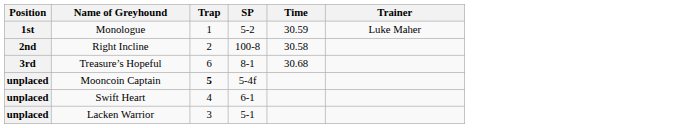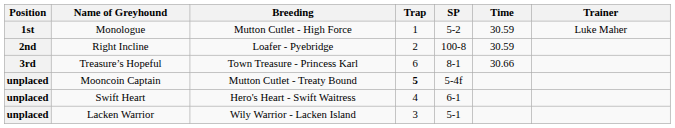+ column: (293, 13)
(296, 47) 30.58 -> (502, 47) 30.59
(296, 64) 30.68 -> (502, 64) 30.66
